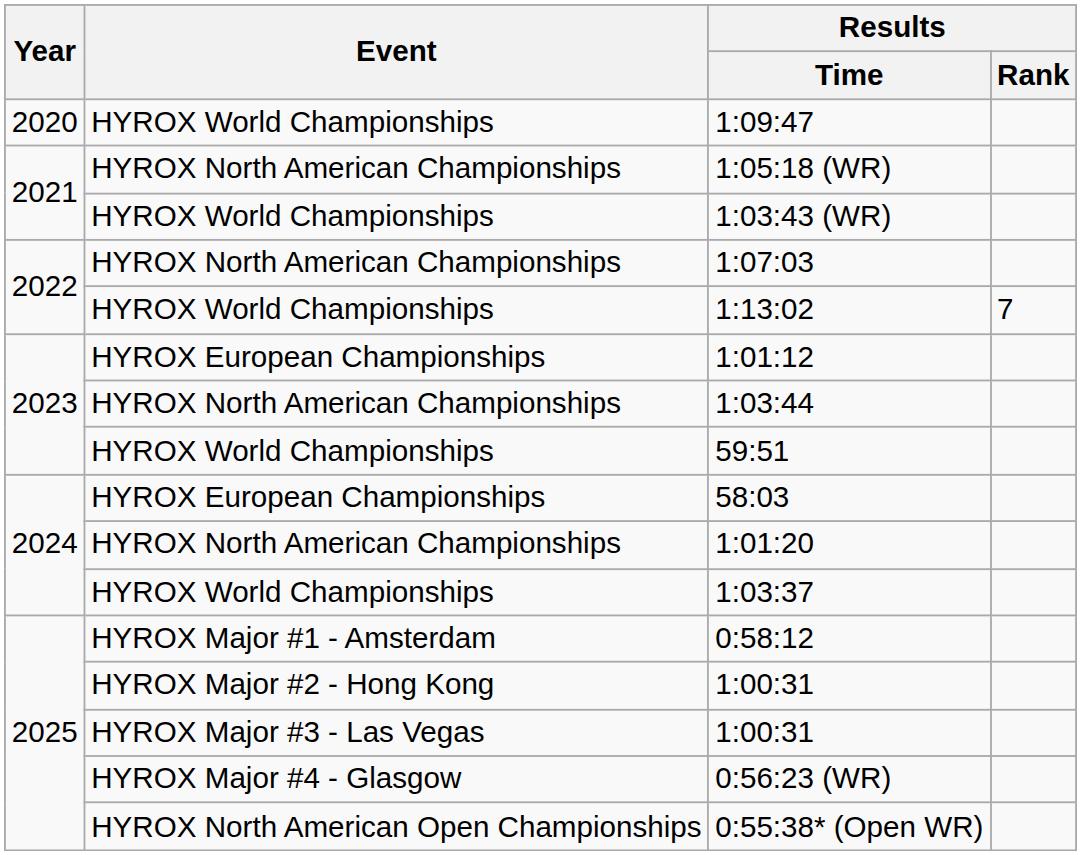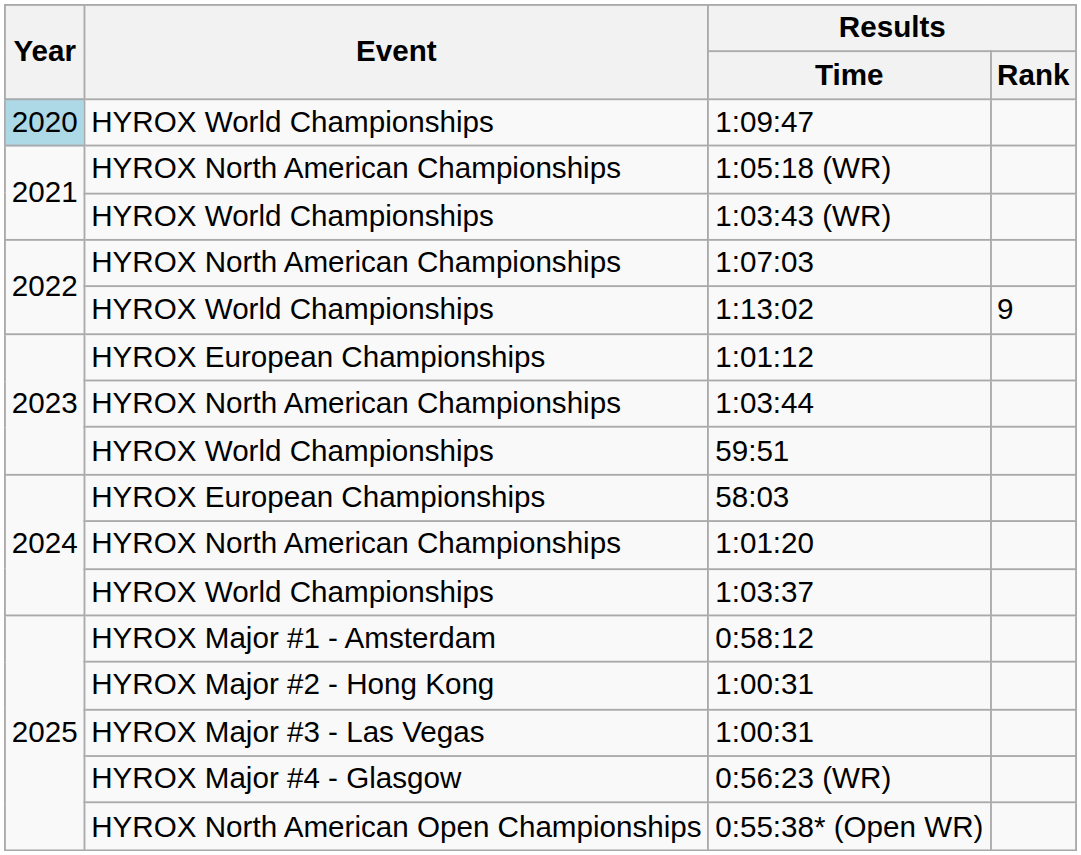(45, 121) no background -> (45, 121) lightblue background
(1005, 309) 7 -> (1005, 309) 9
